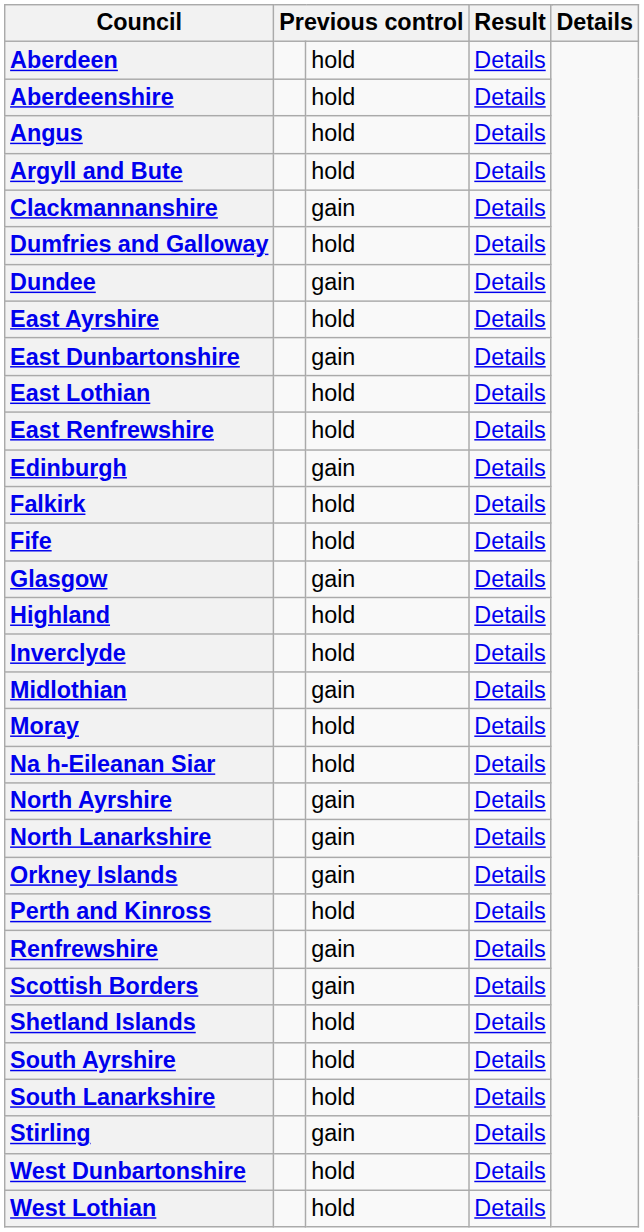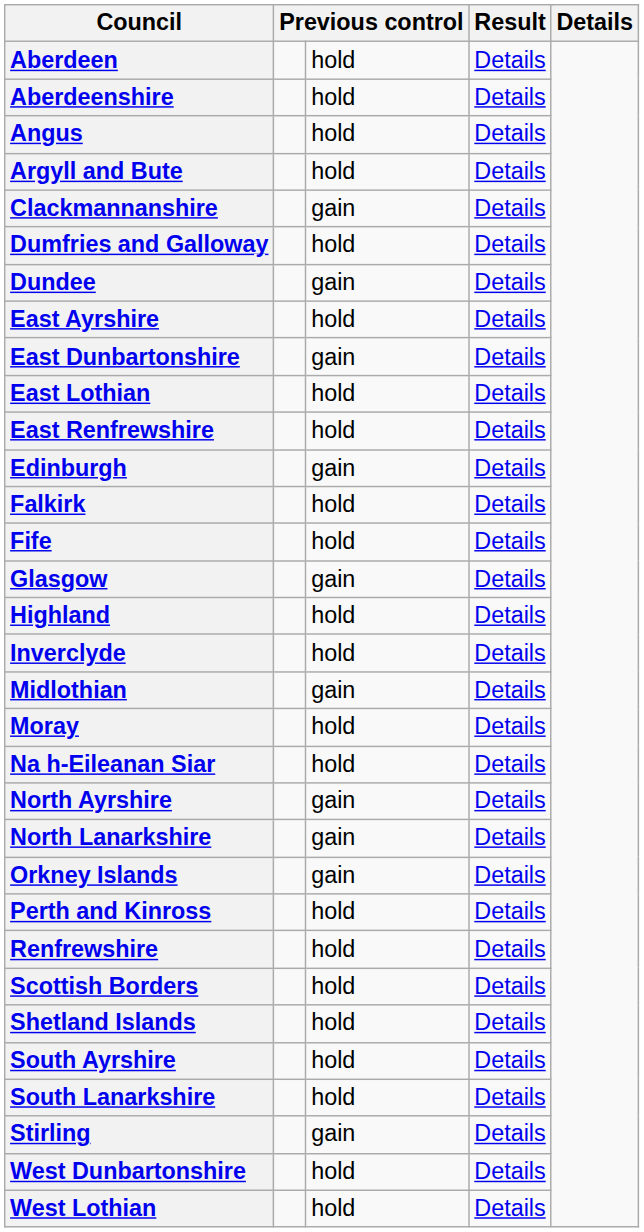(333, 949) gain -> (333, 949) hold
(333, 986) gain -> (333, 986) hold
